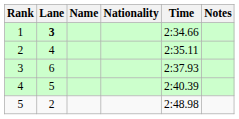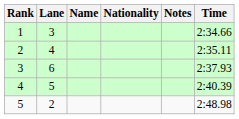columns swapped: (181, 13) <-> (218, 13)
(52, 31) bold -> (52, 31) normal
